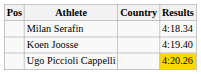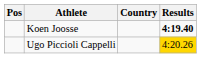- row: (55, 28)
(177, 45) normal -> (178, 28) bold
